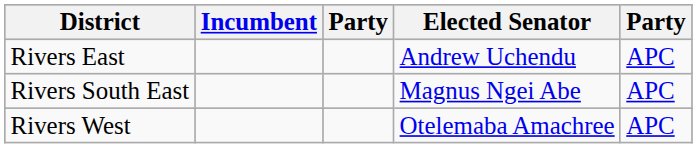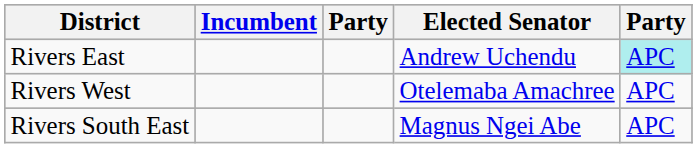(650, 56) no background -> (650, 56) paleturquoise background
rows swapped: (100, 91) <-> (71, 125)
